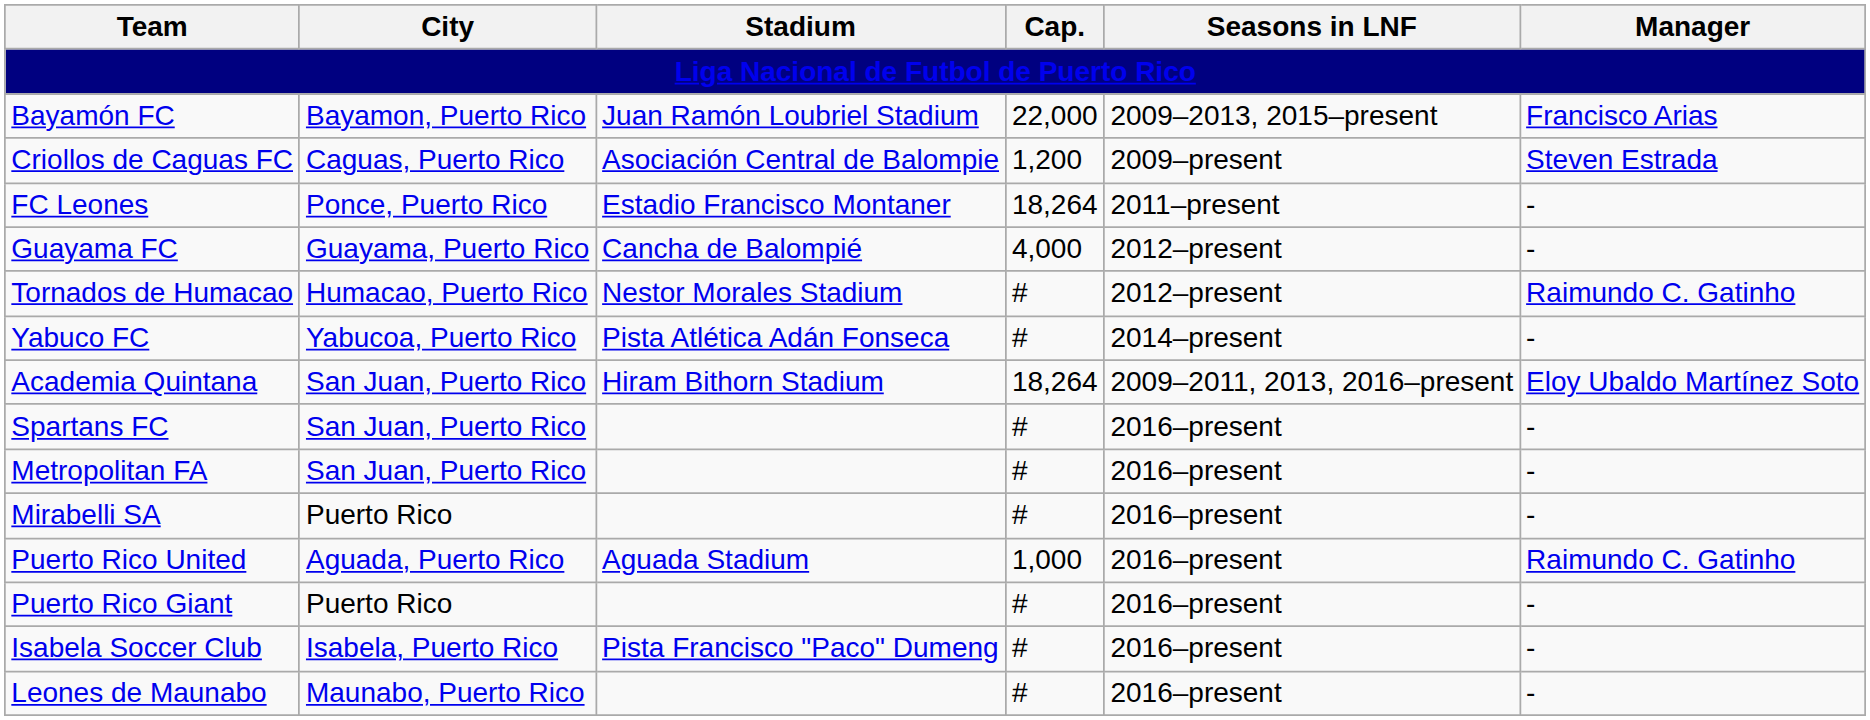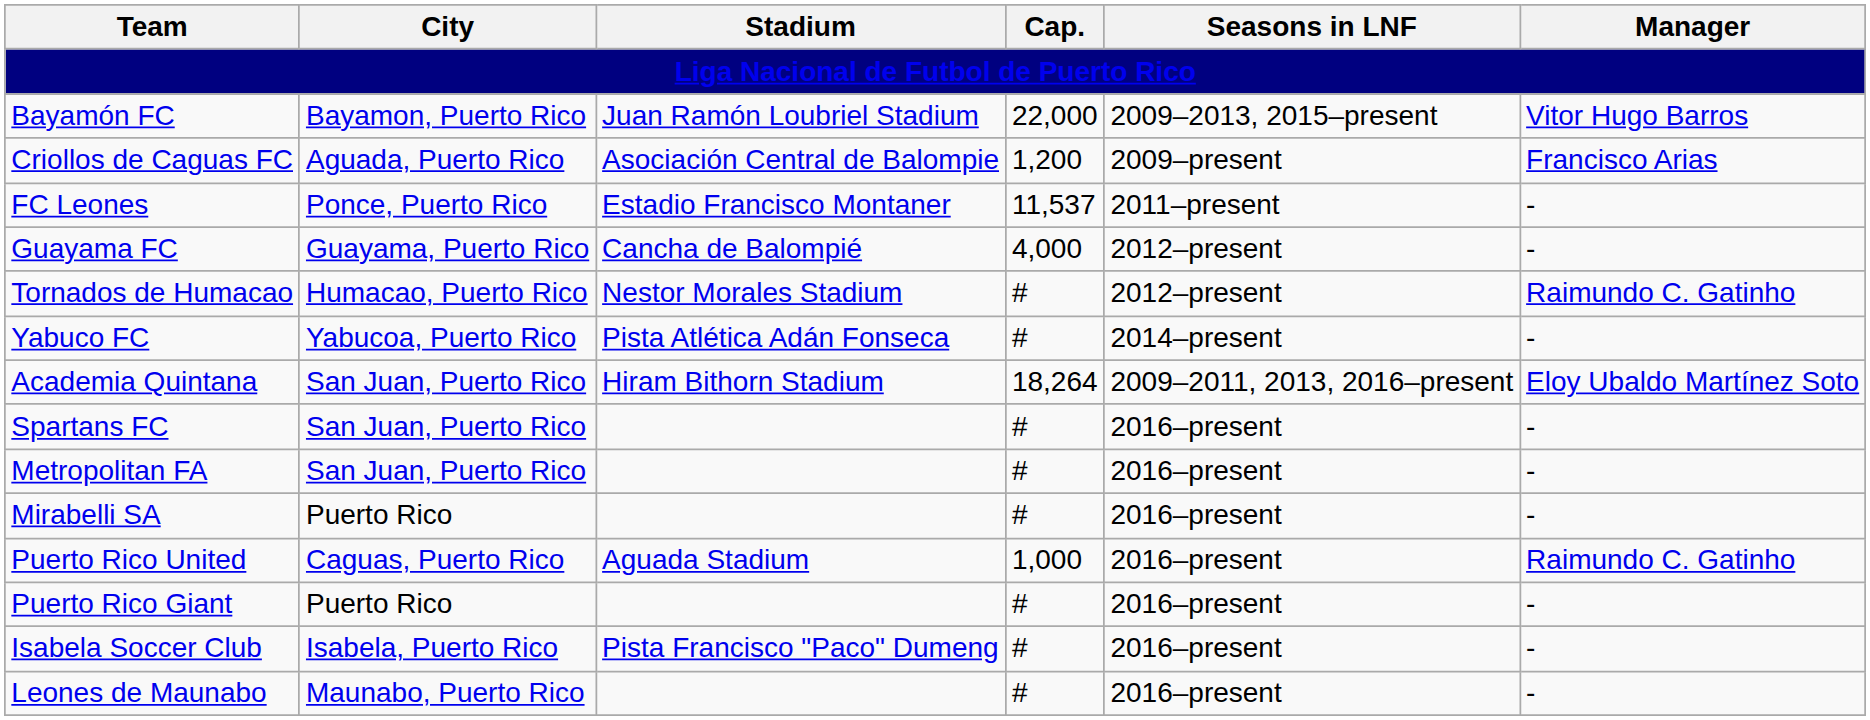(1622, 115) Francisco Arias -> (1637, 115) Vitor Hugo Barros
(435, 159) Caguas, Puerto Rico -> (435, 159) Aguada, Puerto Rico
(1622, 159) Steven Estrada -> (1622, 159) Francisco Arias
(1055, 204) 18,264 -> (1054, 204) 11,537
(435, 559) Aguada, Puerto Rico -> (435, 559) Caguas, Puerto Rico
